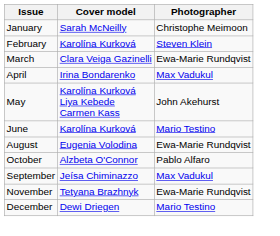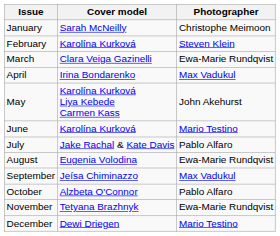+ row: (15, 144)
rows swapped: (31, 176) <-> (24, 160)
